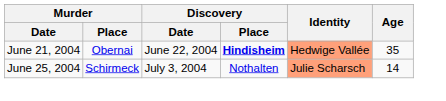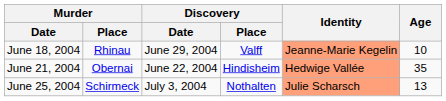+ row: (44, 50)
(254, 50) bold -> (251, 68) normal
(393, 68) 14 -> (420, 86) 13
